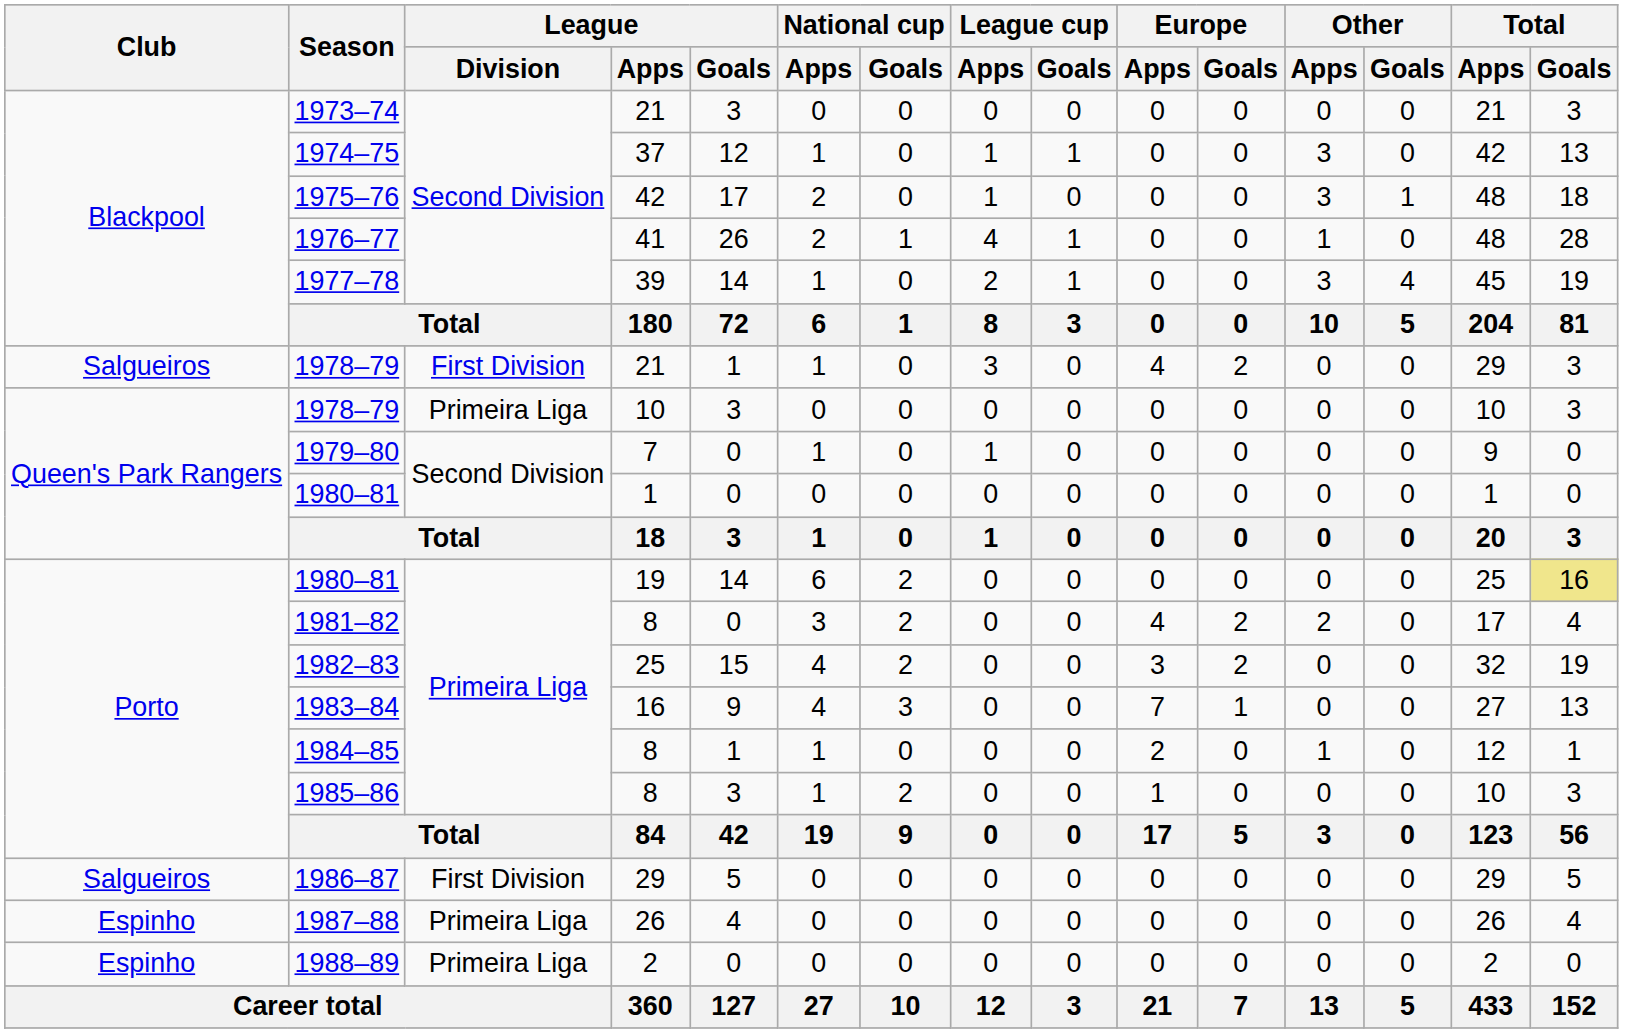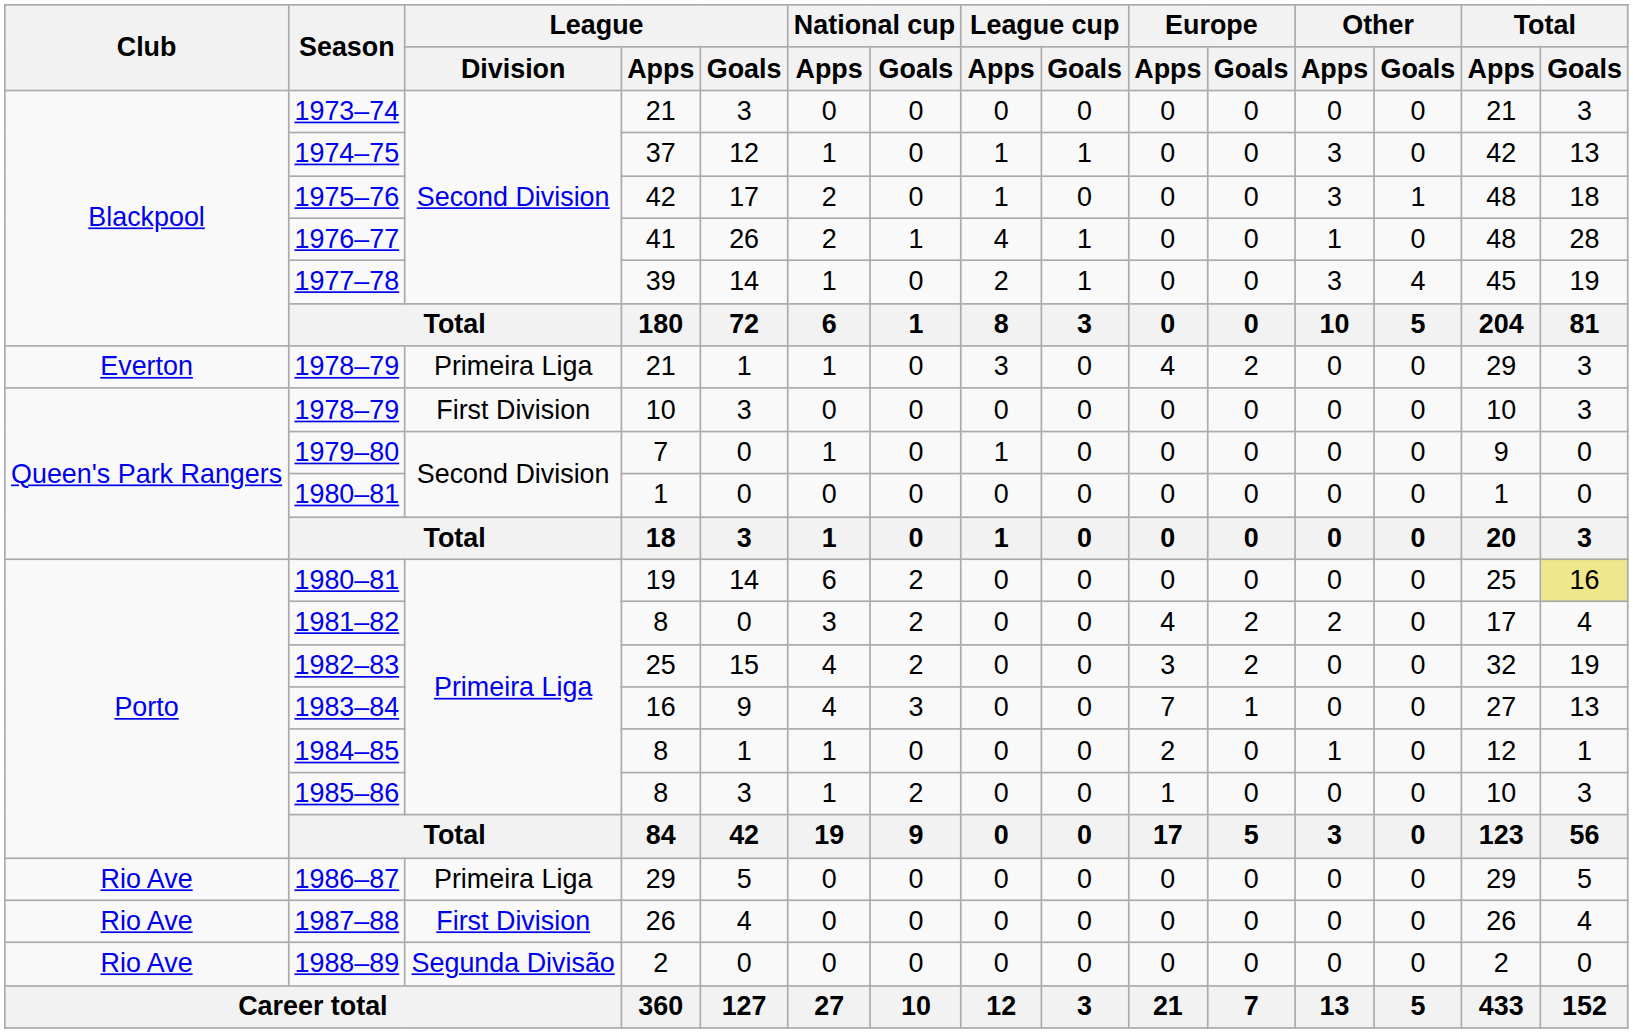(147, 366) Salgueiros -> (147, 366) Everton
(508, 366) First Division -> (513, 366) Primeira Liga
(508, 409) Primeira Liga -> (513, 409) First Division
(147, 878) Salgueiros -> (147, 878) Rio Ave
(508, 878) First Division -> (513, 878) Primeira Liga
(147, 921) Espinho -> (147, 921) Rio Ave
(508, 921) Primeira Liga -> (513, 921) First Division
(147, 963) Espinho -> (147, 963) Rio Ave
(508, 963) Primeira Liga -> (513, 963) Segunda Divisão
